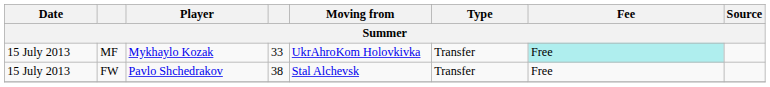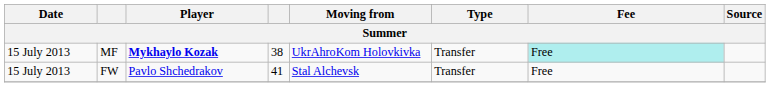(171, 52) normal -> (173, 52) bold
(277, 52) 33 -> (277, 52) 38
(277, 71) 38 -> (277, 71) 41
